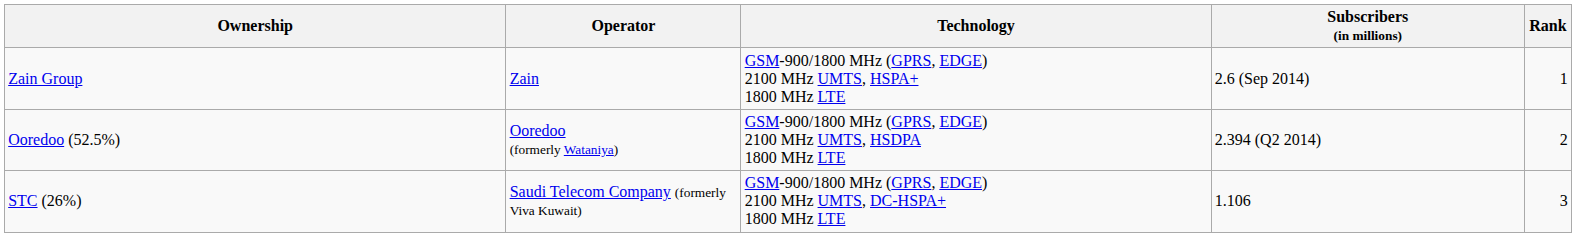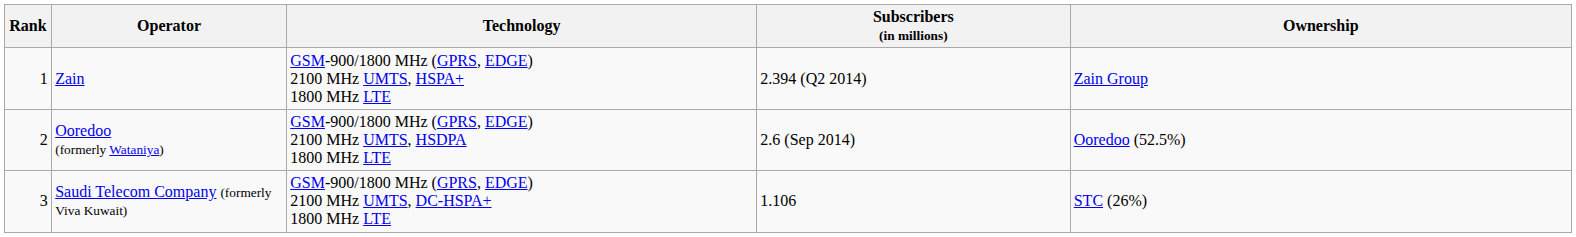columns swapped: (1548, 26) <-> (255, 26)
(1262, 78) 2.6 (Sep 2014) -> (813, 78) 2.394 (Q2 2014)
(1268, 139) 2.394 (Q2 2014) -> (808, 139) 2.6 (Sep 2014)
